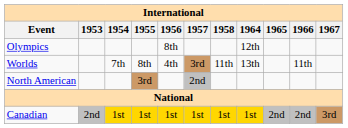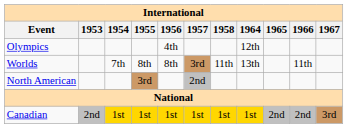(171, 47) 8th -> (171, 47) 4th
(171, 64) 4th -> (171, 64) 8th
